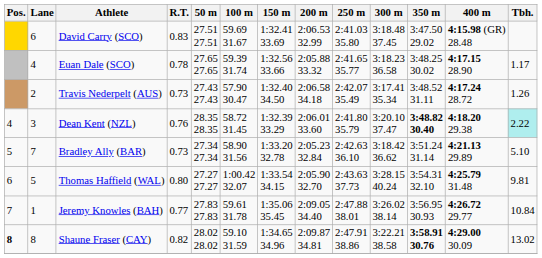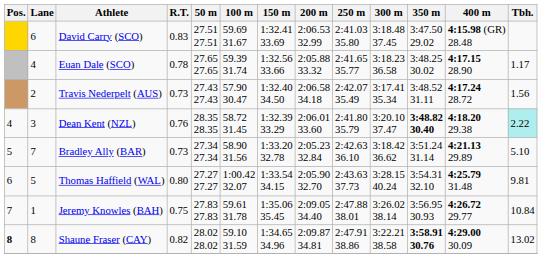(520, 94) 1.26 -> (520, 94) 1.56
(179, 210) 0.77 -> (179, 210) 0.75
